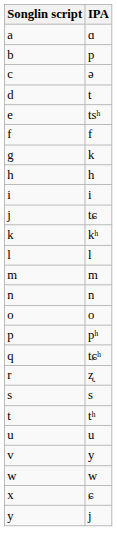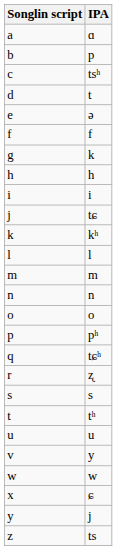(91, 74) ə -> (94, 74) tsʰ
(94, 114) tsʰ -> (91, 114) ə
+ row: (10, 535)
